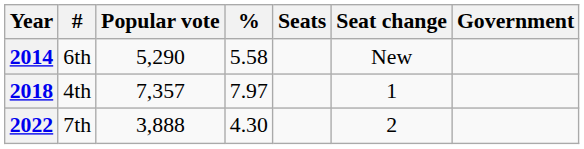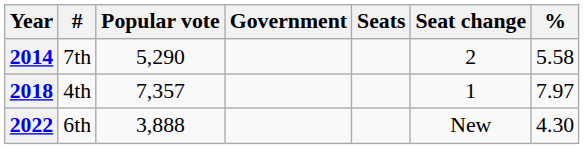columns swapped: (249, 21) <-> (516, 21)
(77, 56) 6th -> (77, 56) 7th
(392, 56) New -> (471, 56) 2
(77, 125) 7th -> (77, 125) 6th
(392, 125) 2 -> (471, 125) New
